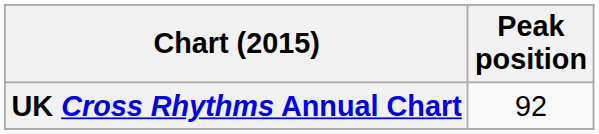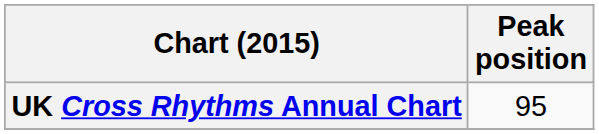(531, 105) 92 -> (531, 105) 95
